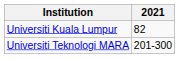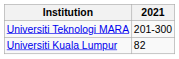rows swapped: (62, 29) <-> (68, 45)
